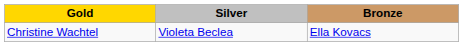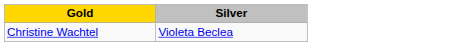- column: (383, 13)
